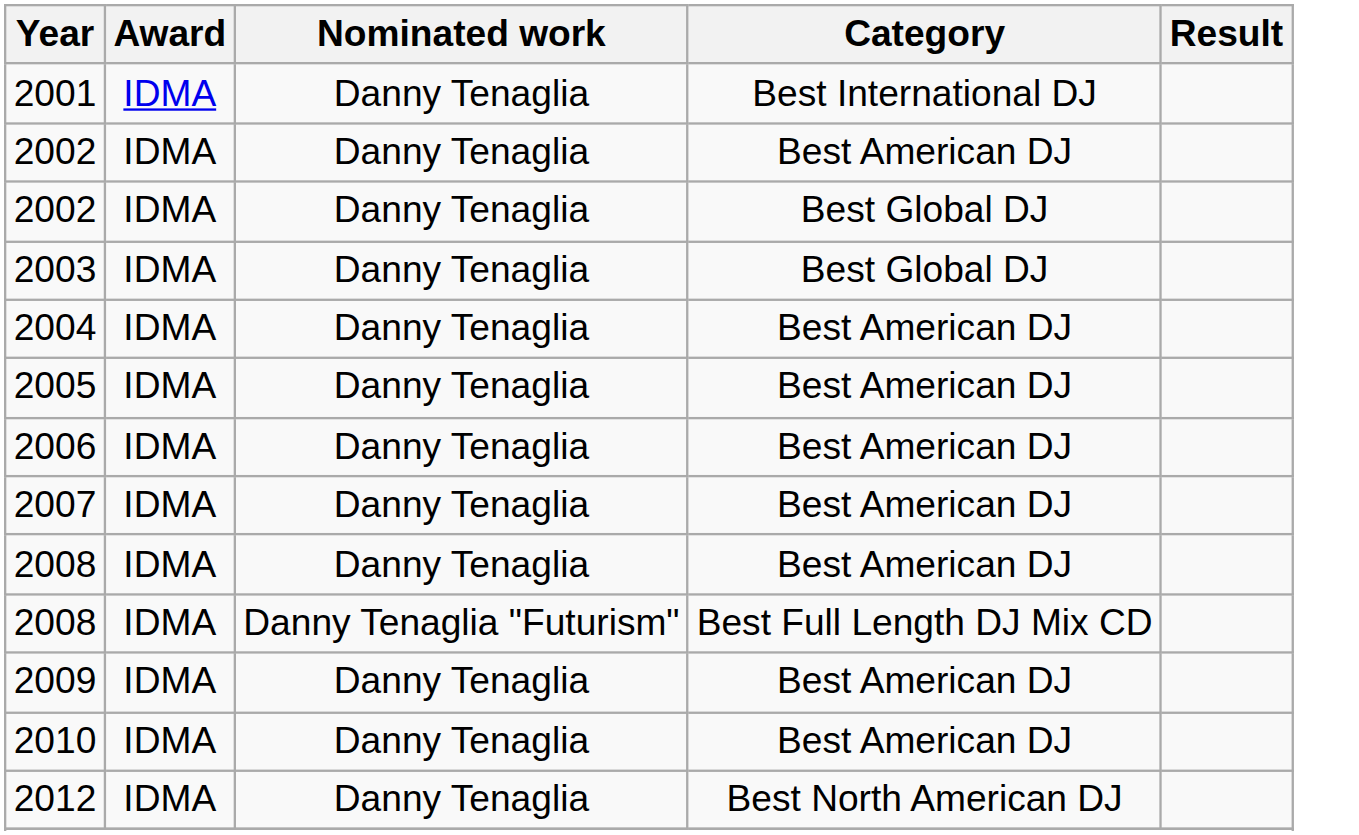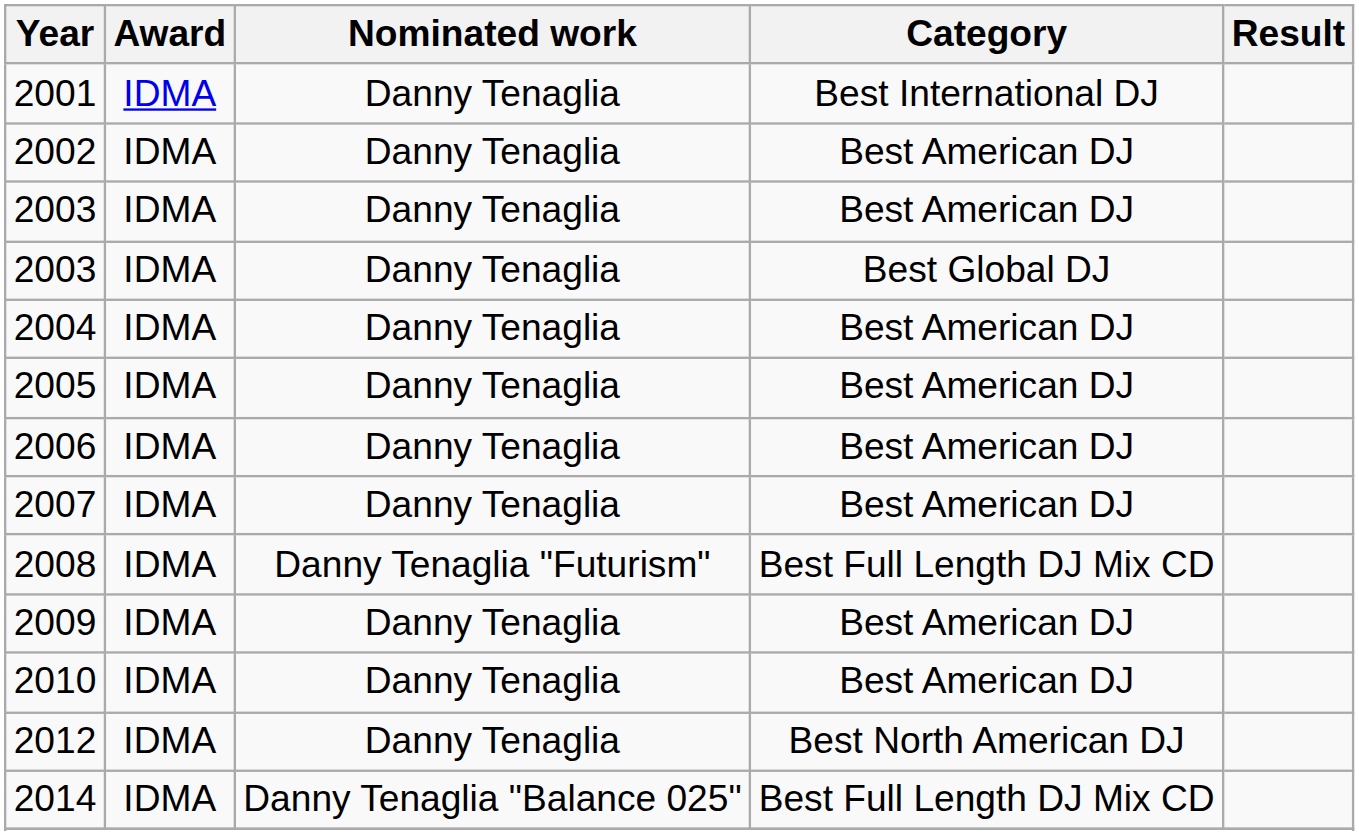- row: (55, 210)
+ row: (55, 210)
- row: (55, 563)
+ row: (55, 799)
